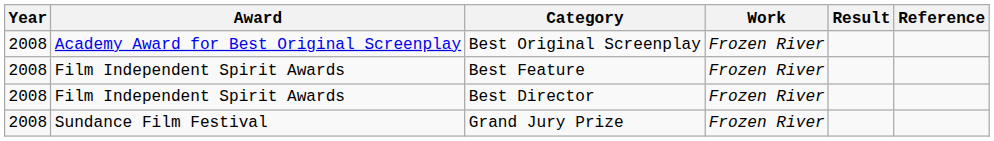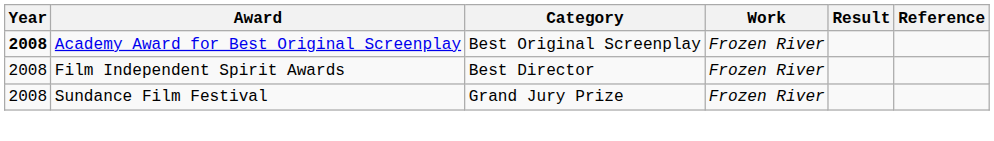(28, 44) normal -> (28, 44) bold
- row: (527, 70)
